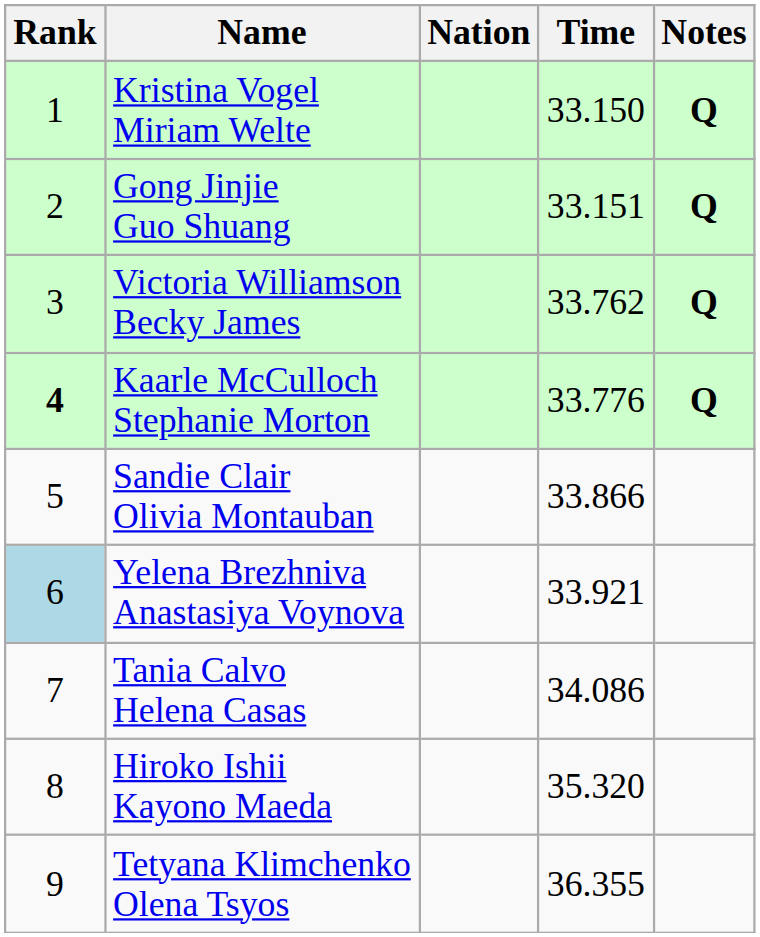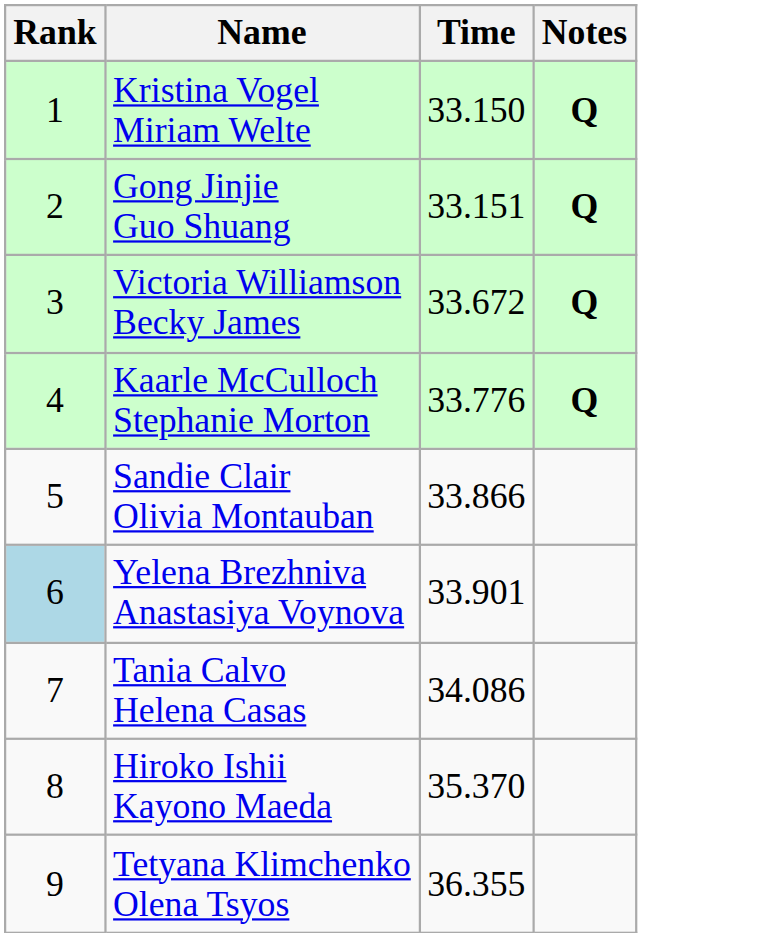- column: (479, 32)
(596, 302) 33.762 -> (476, 302) 33.672
(55, 399) bold -> (55, 399) normal
(596, 593) 33.921 -> (476, 593) 33.901
(596, 786) 35.320 -> (476, 786) 35.370
